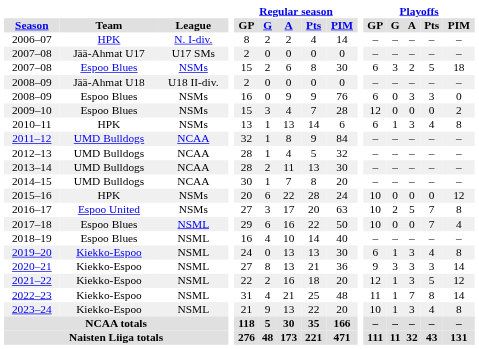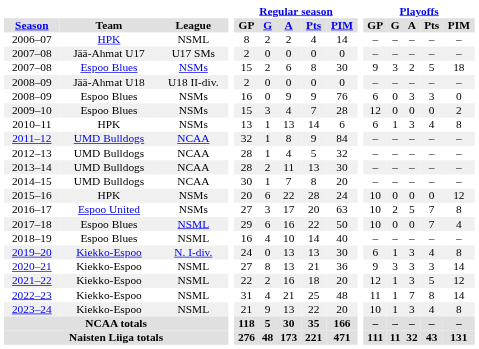(193, 39) N. I-div. -> (193, 39) NSML
(375, 68) 6 -> (375, 68) 9
(193, 252) NSML -> (193, 252) N. I-div.
